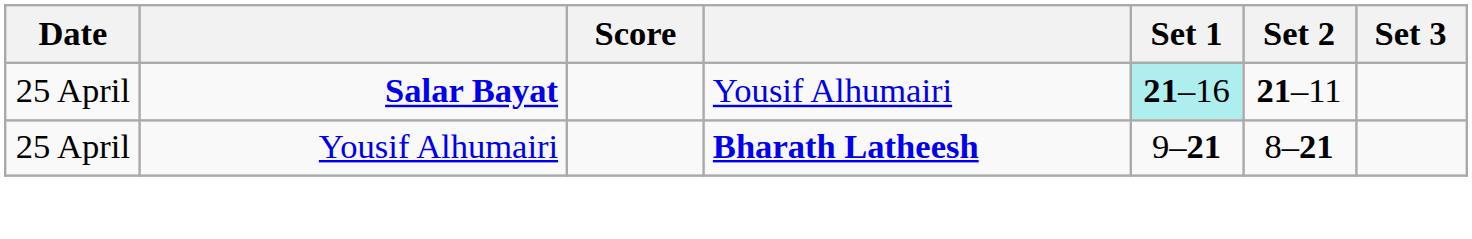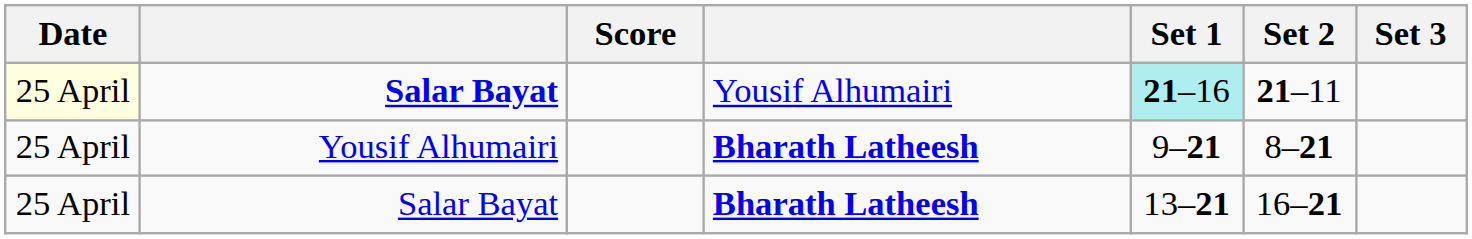(73, 90) no background -> (73, 90) lightyellow background
+ row: (478, 204)
